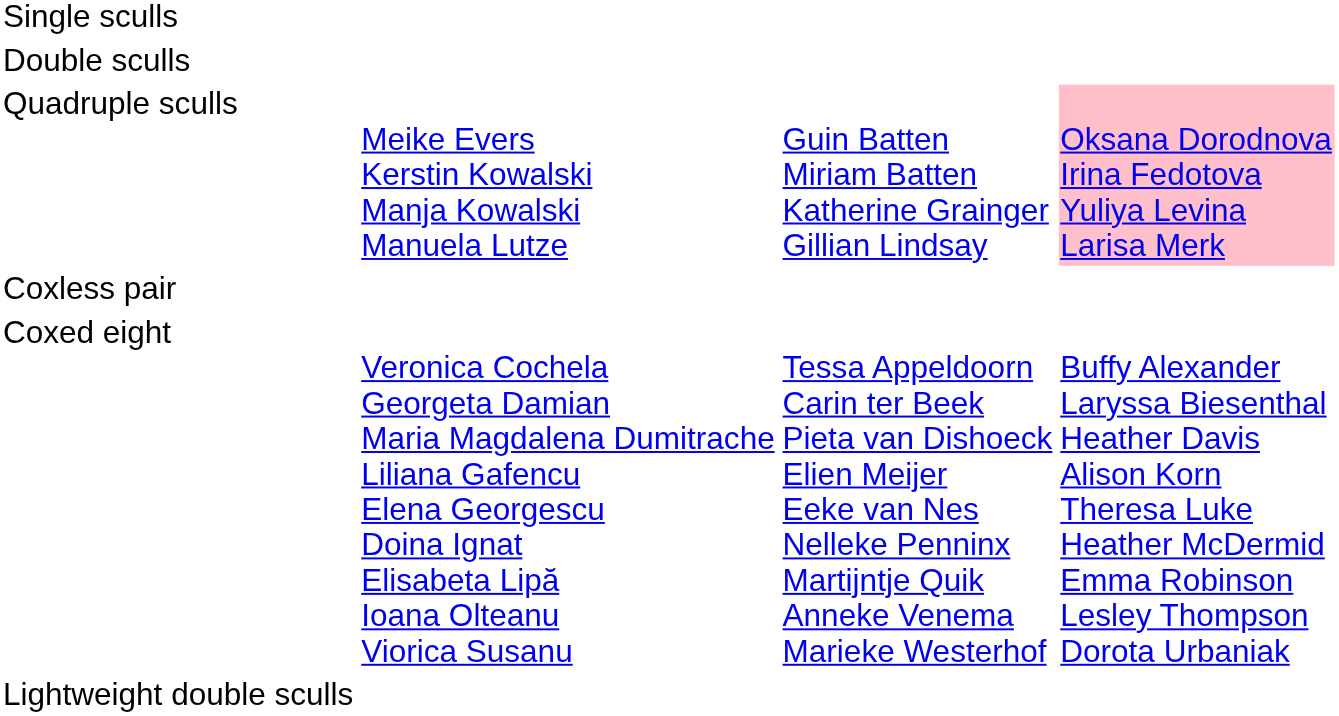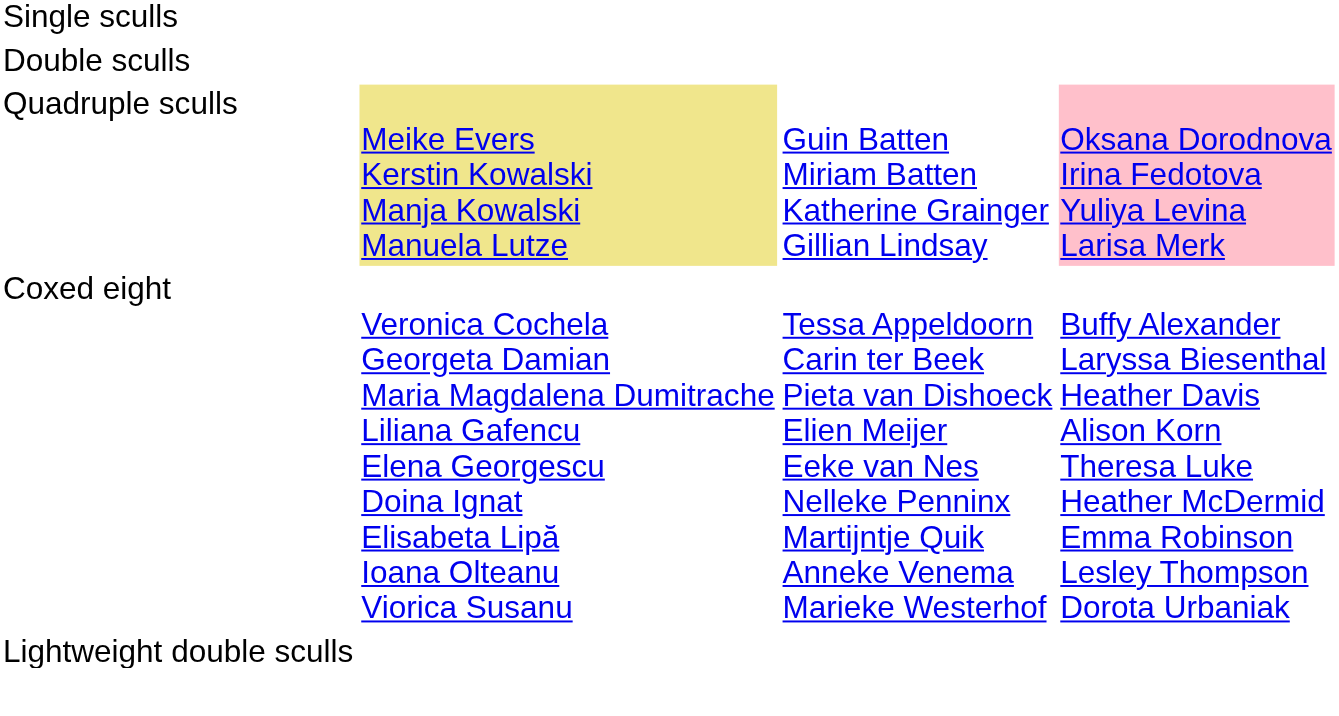(477, 192) no background -> (477, 192) khaki background
- row: (90, 289)
